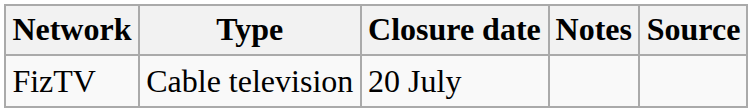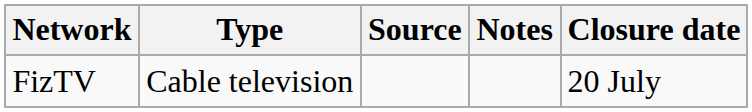columns swapped: (454, 29) <-> (694, 29)
